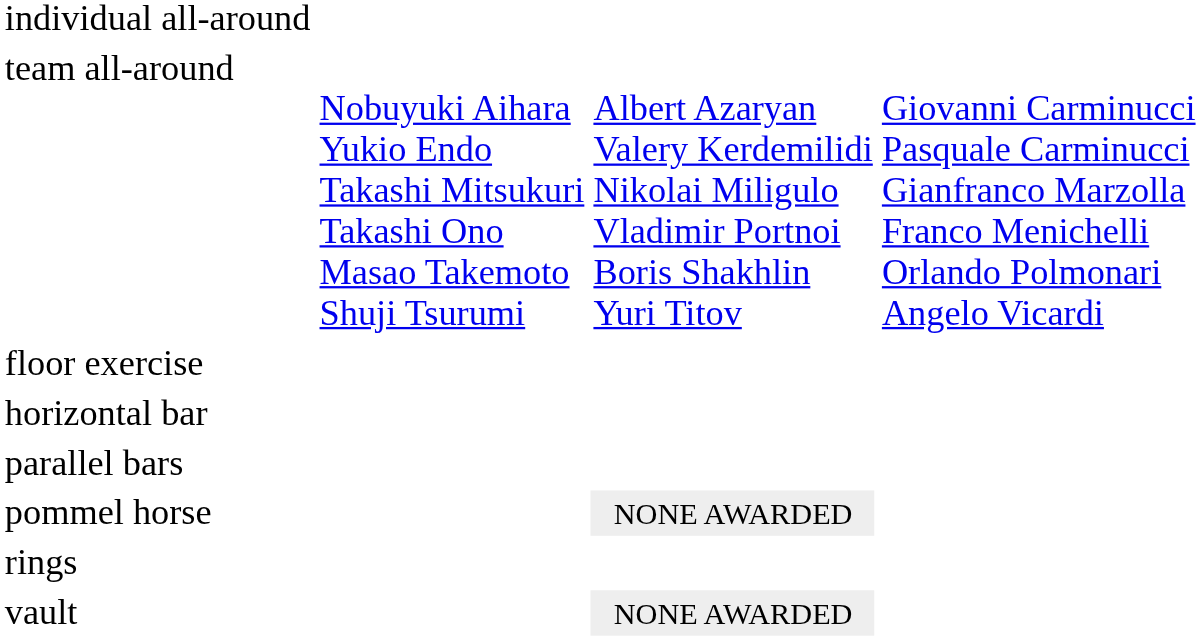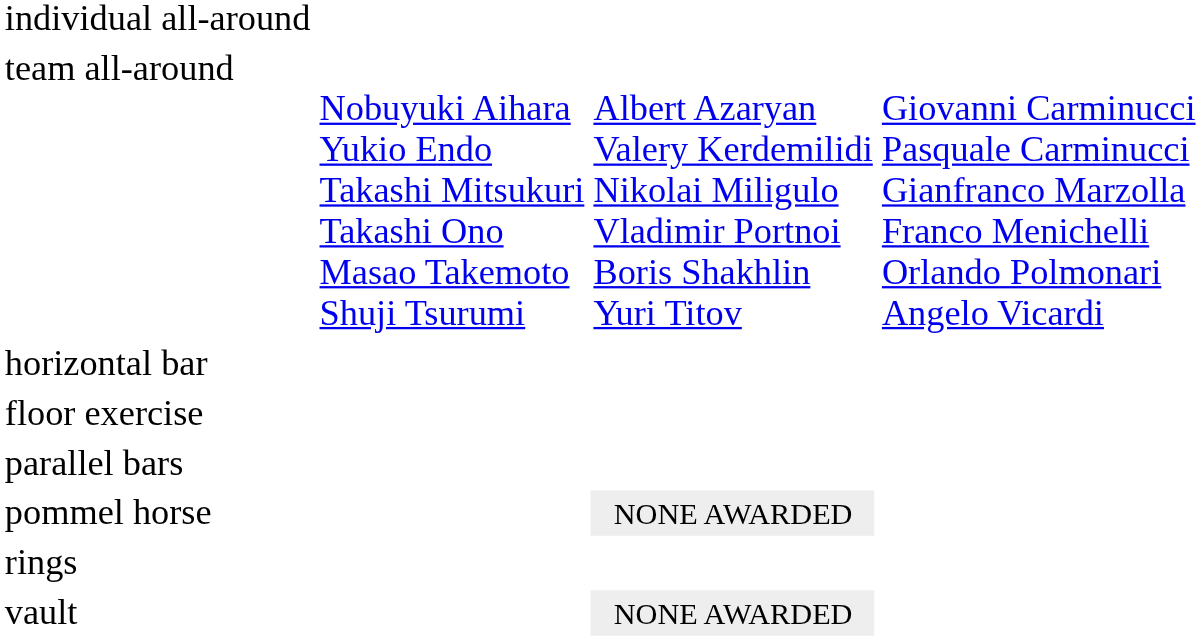rows swapped: (104, 362) <-> (106, 412)
